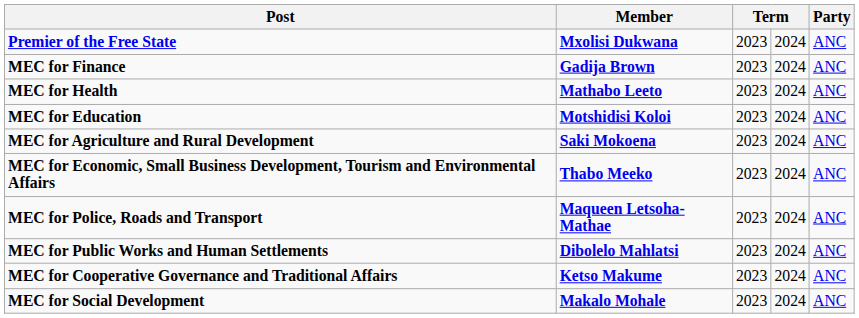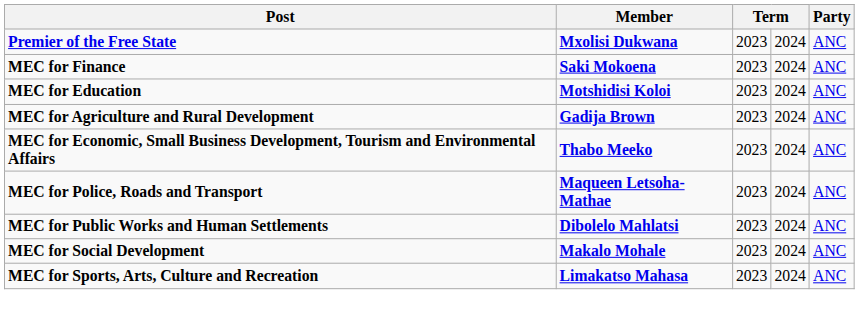(607, 66) Gadija Brown -> (608, 66) Saki Mokoena
- row: (63, 91)
(608, 141) Saki Mokoena -> (607, 116) Gadija Brown
- row: (203, 276)
+ row: (163, 276)
